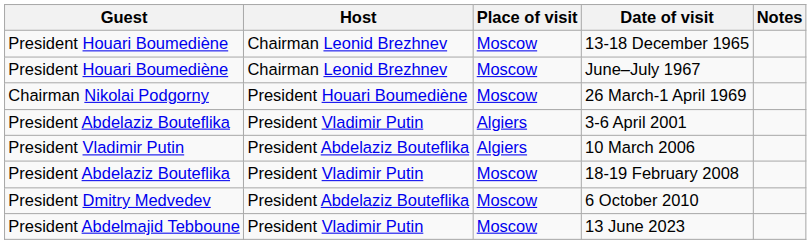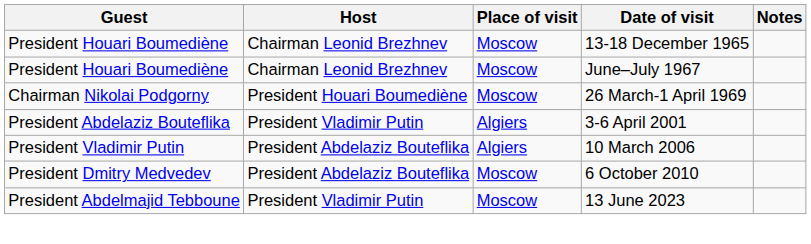- row: (662, 174)
